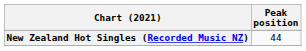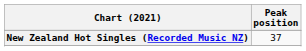(276, 38) 44 -> (276, 38) 37
